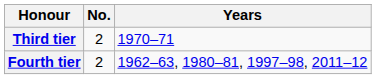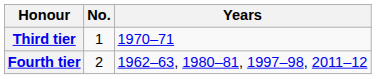(99, 39) 2 -> (99, 39) 1
